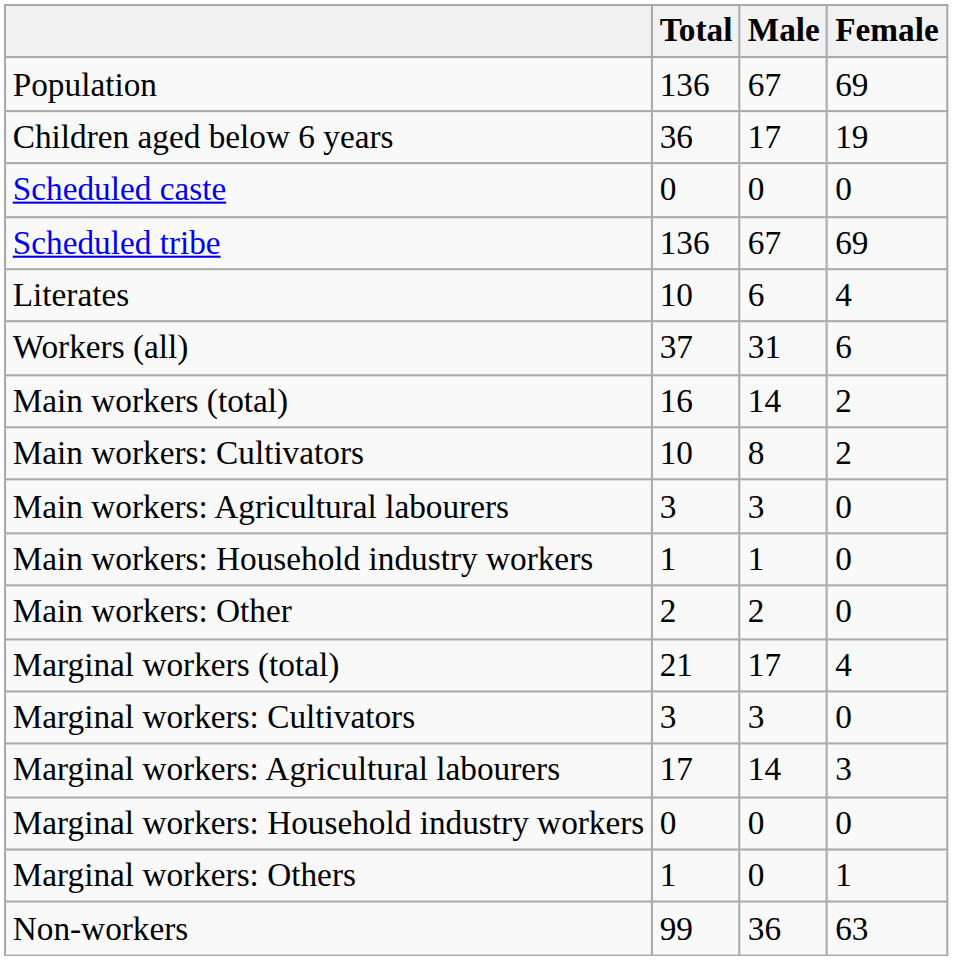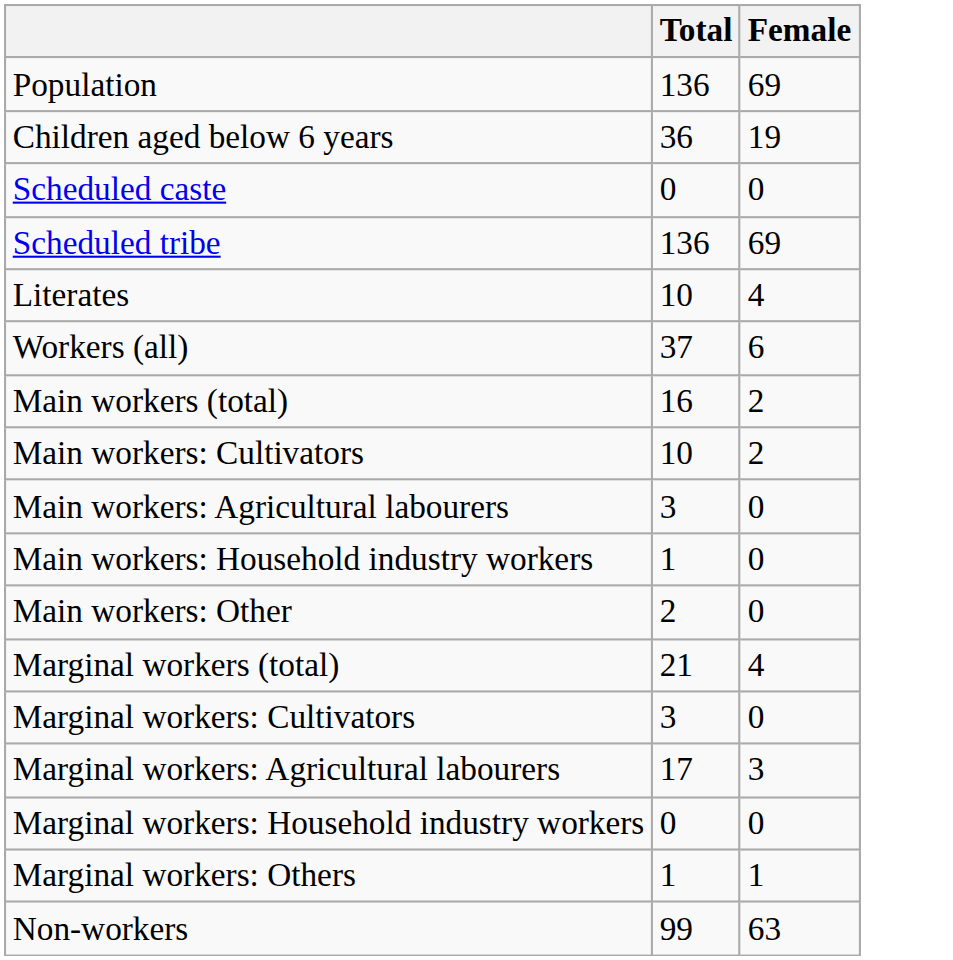- column: (784, 30)
